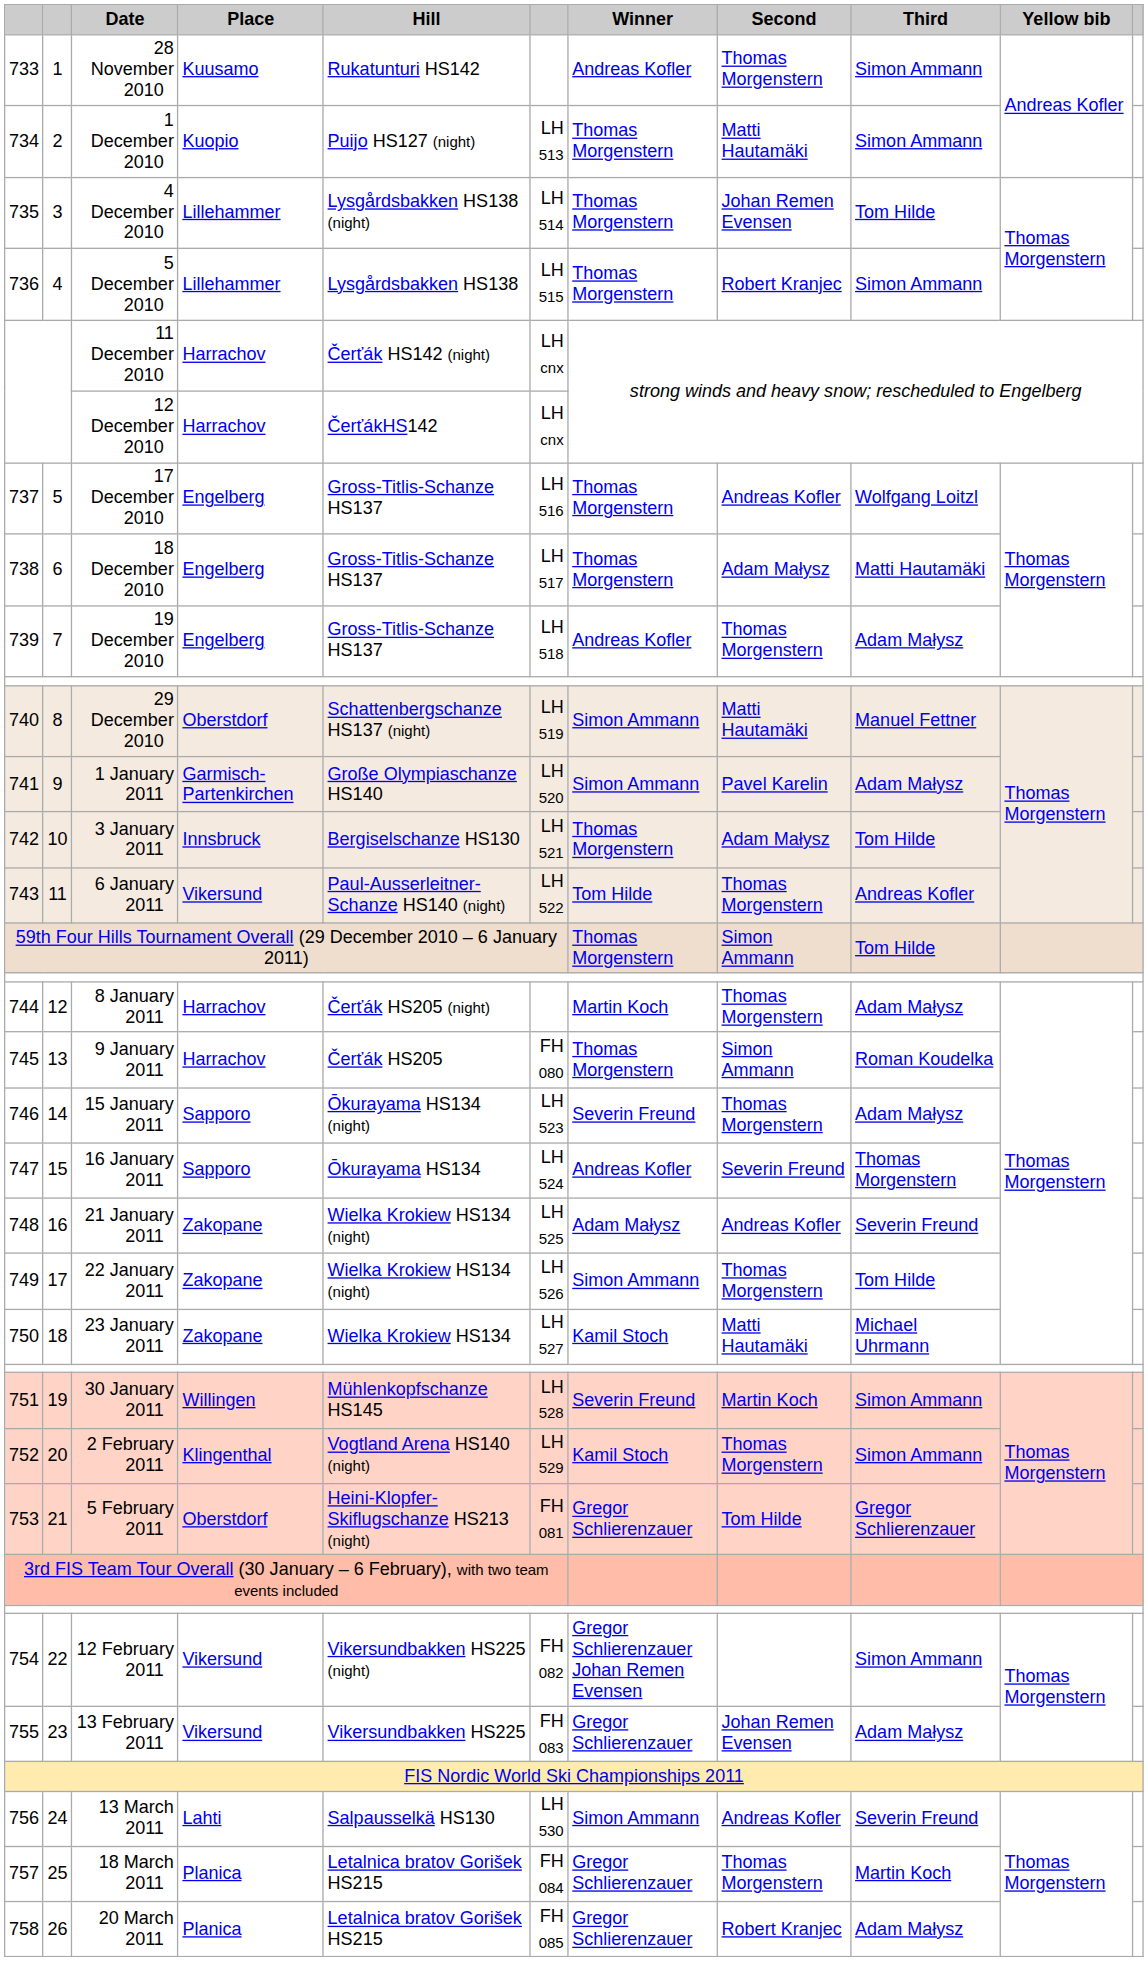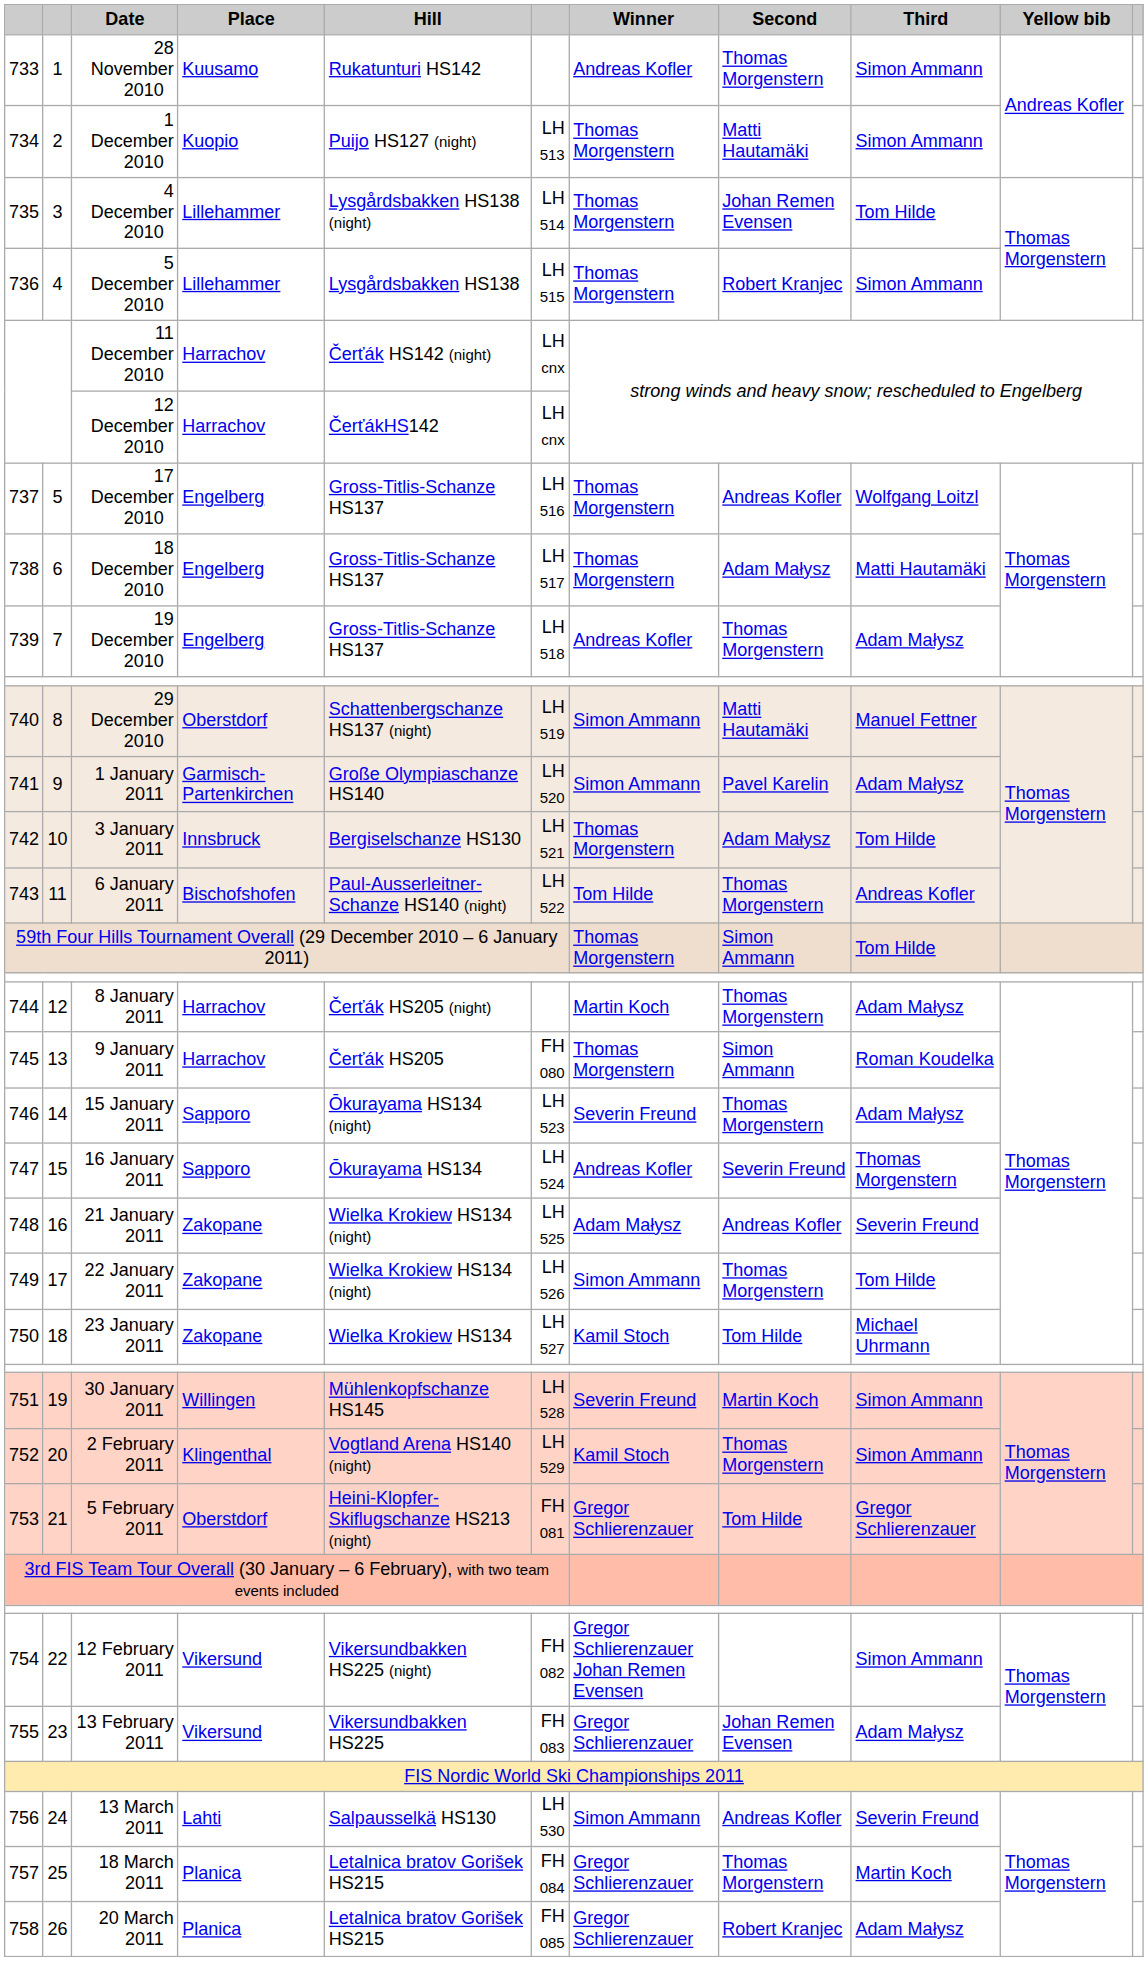(222, 894) Vikersund -> (239, 894) Bischofshofen
(765, 1336) Matti Hautamäki -> (762, 1336) Tom Hilde
